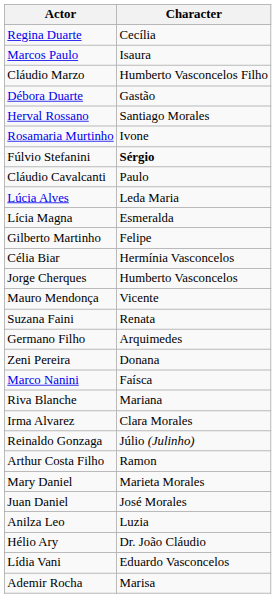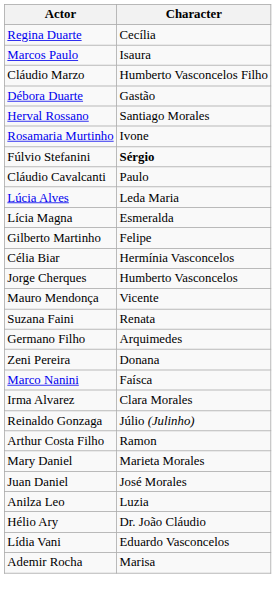- row: (42, 400)
